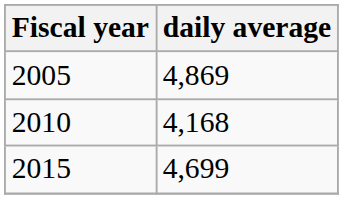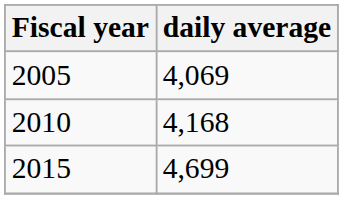(196, 74) 4,869 -> (196, 74) 4,069
